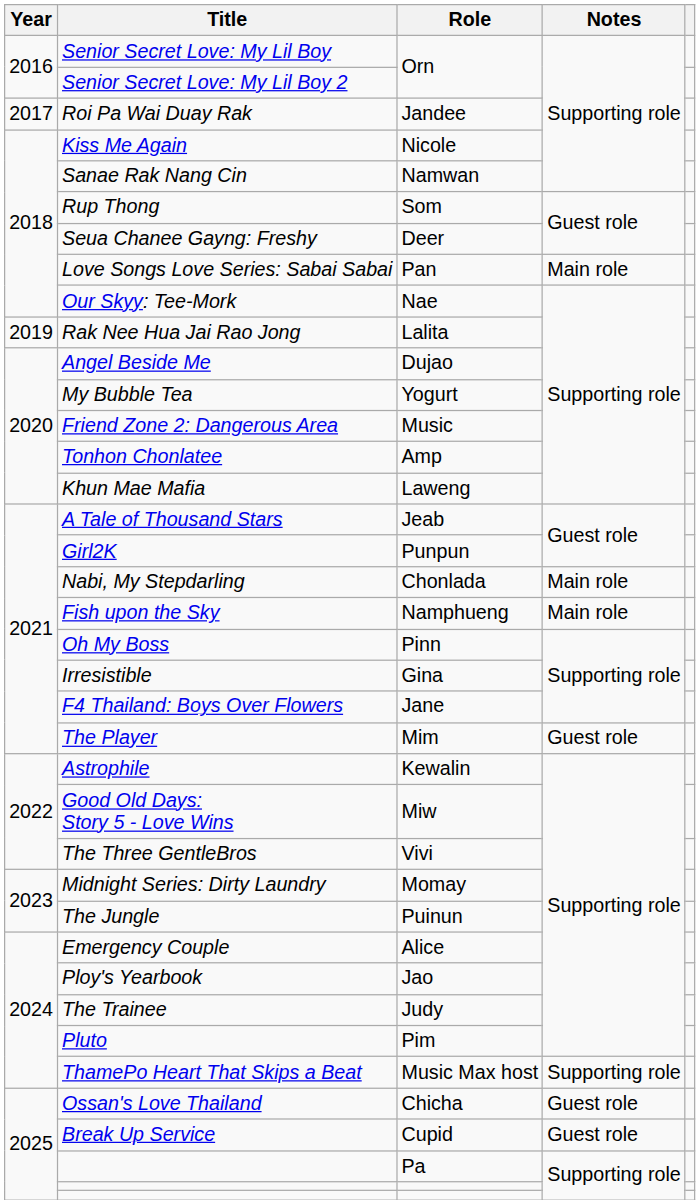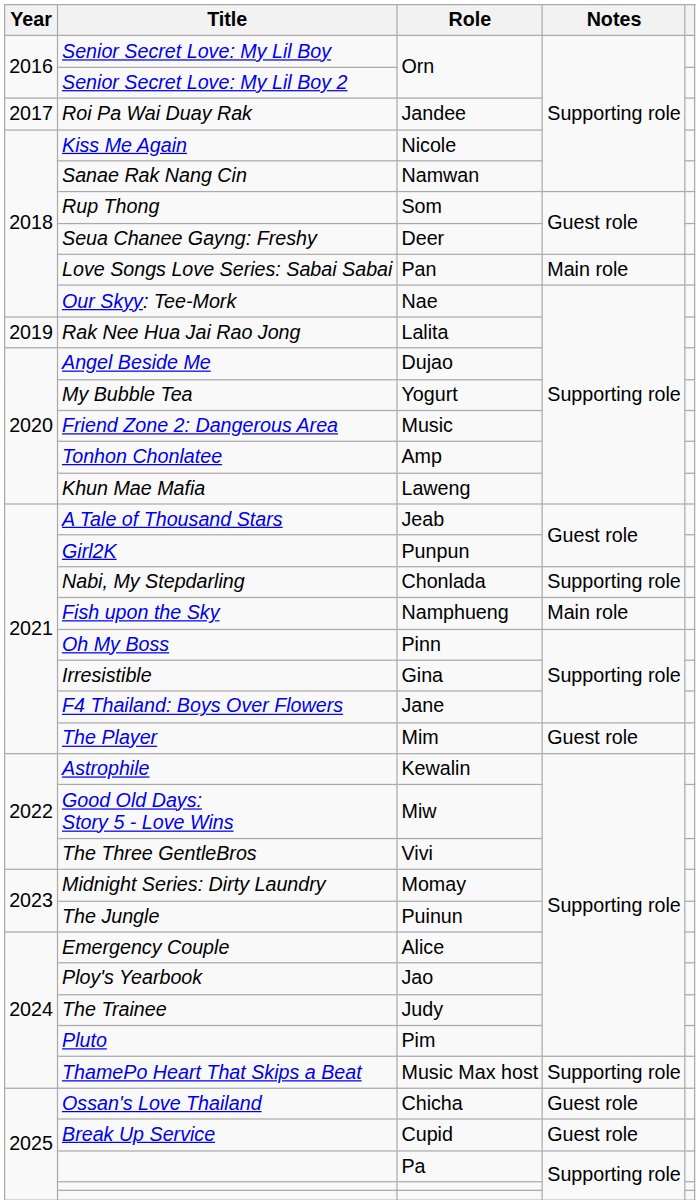(588, 581) Main role -> (614, 581) Supporting role
